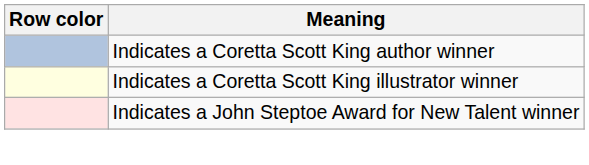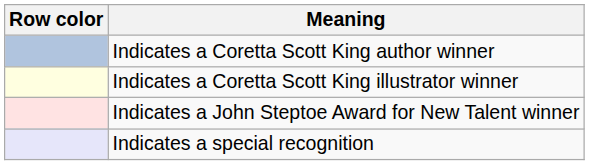+ row: (243, 143)
